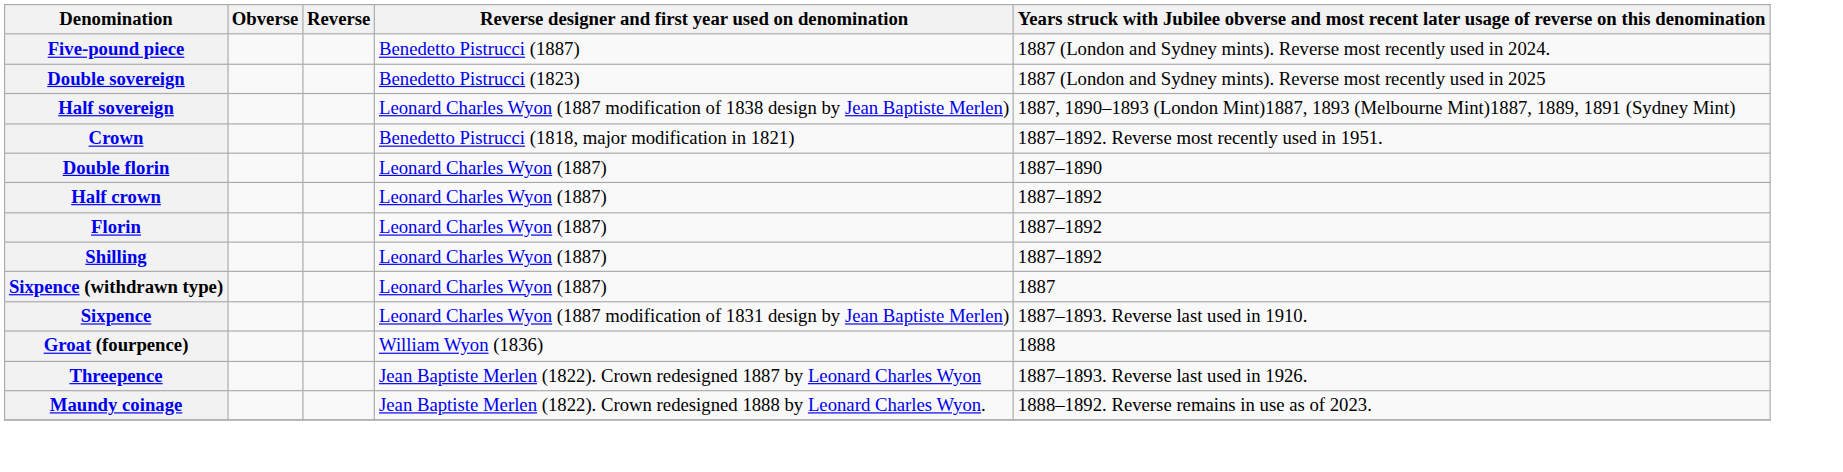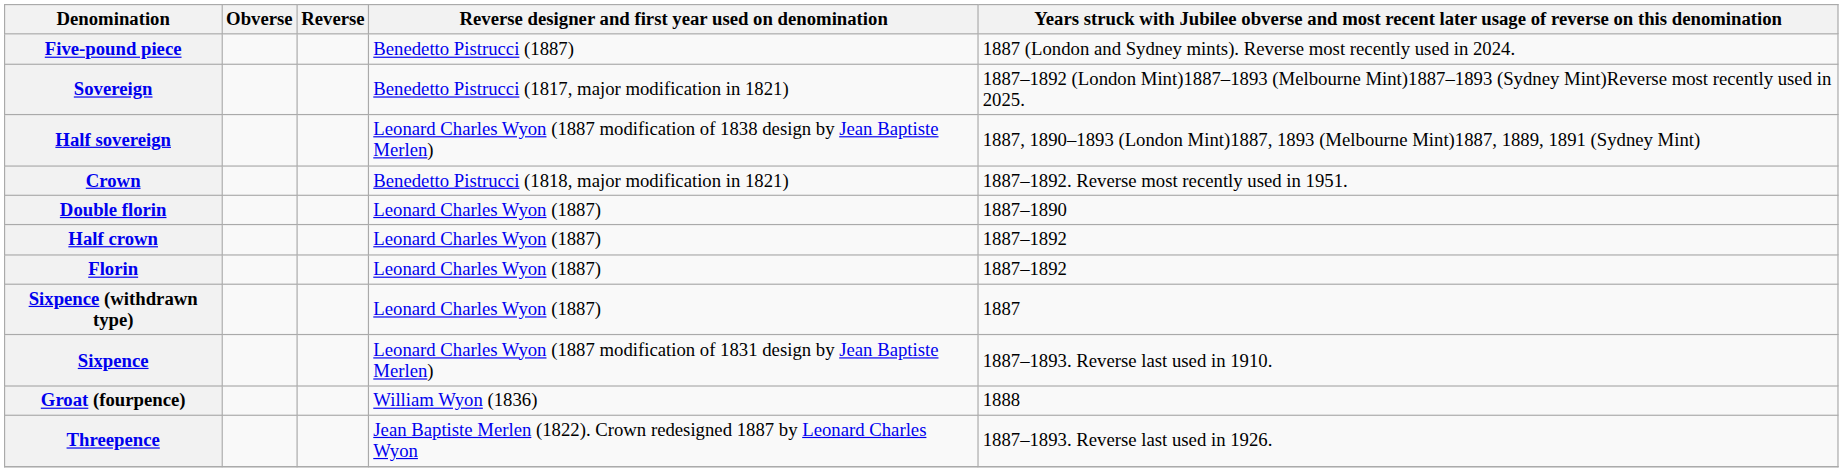- row: (116, 78)
+ row: (113, 89)
- row: (116, 256)
- row: (116, 405)
